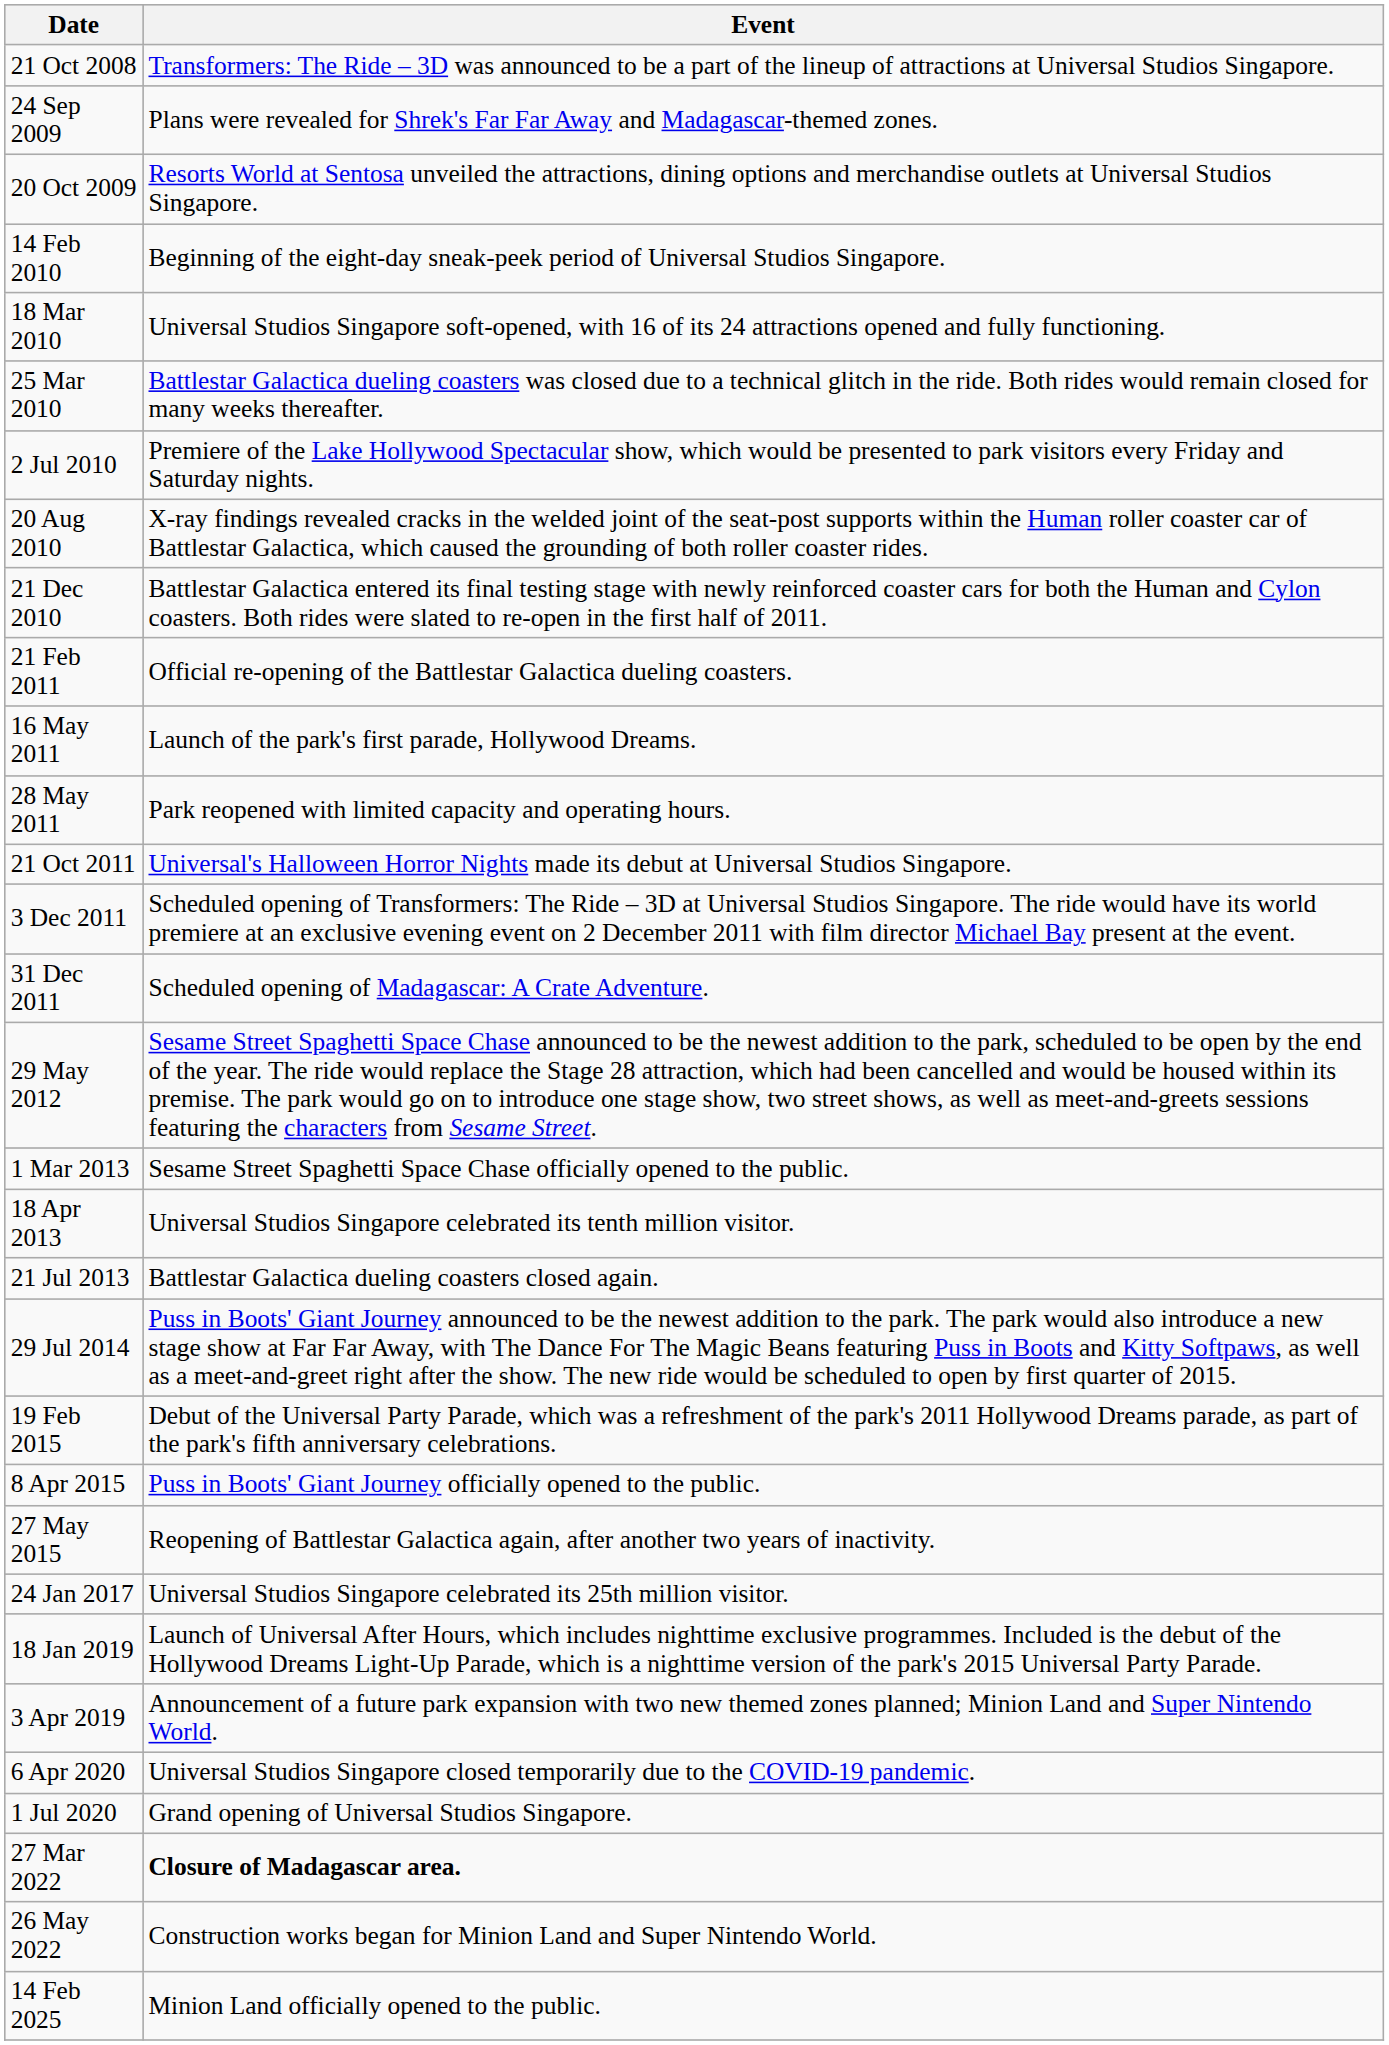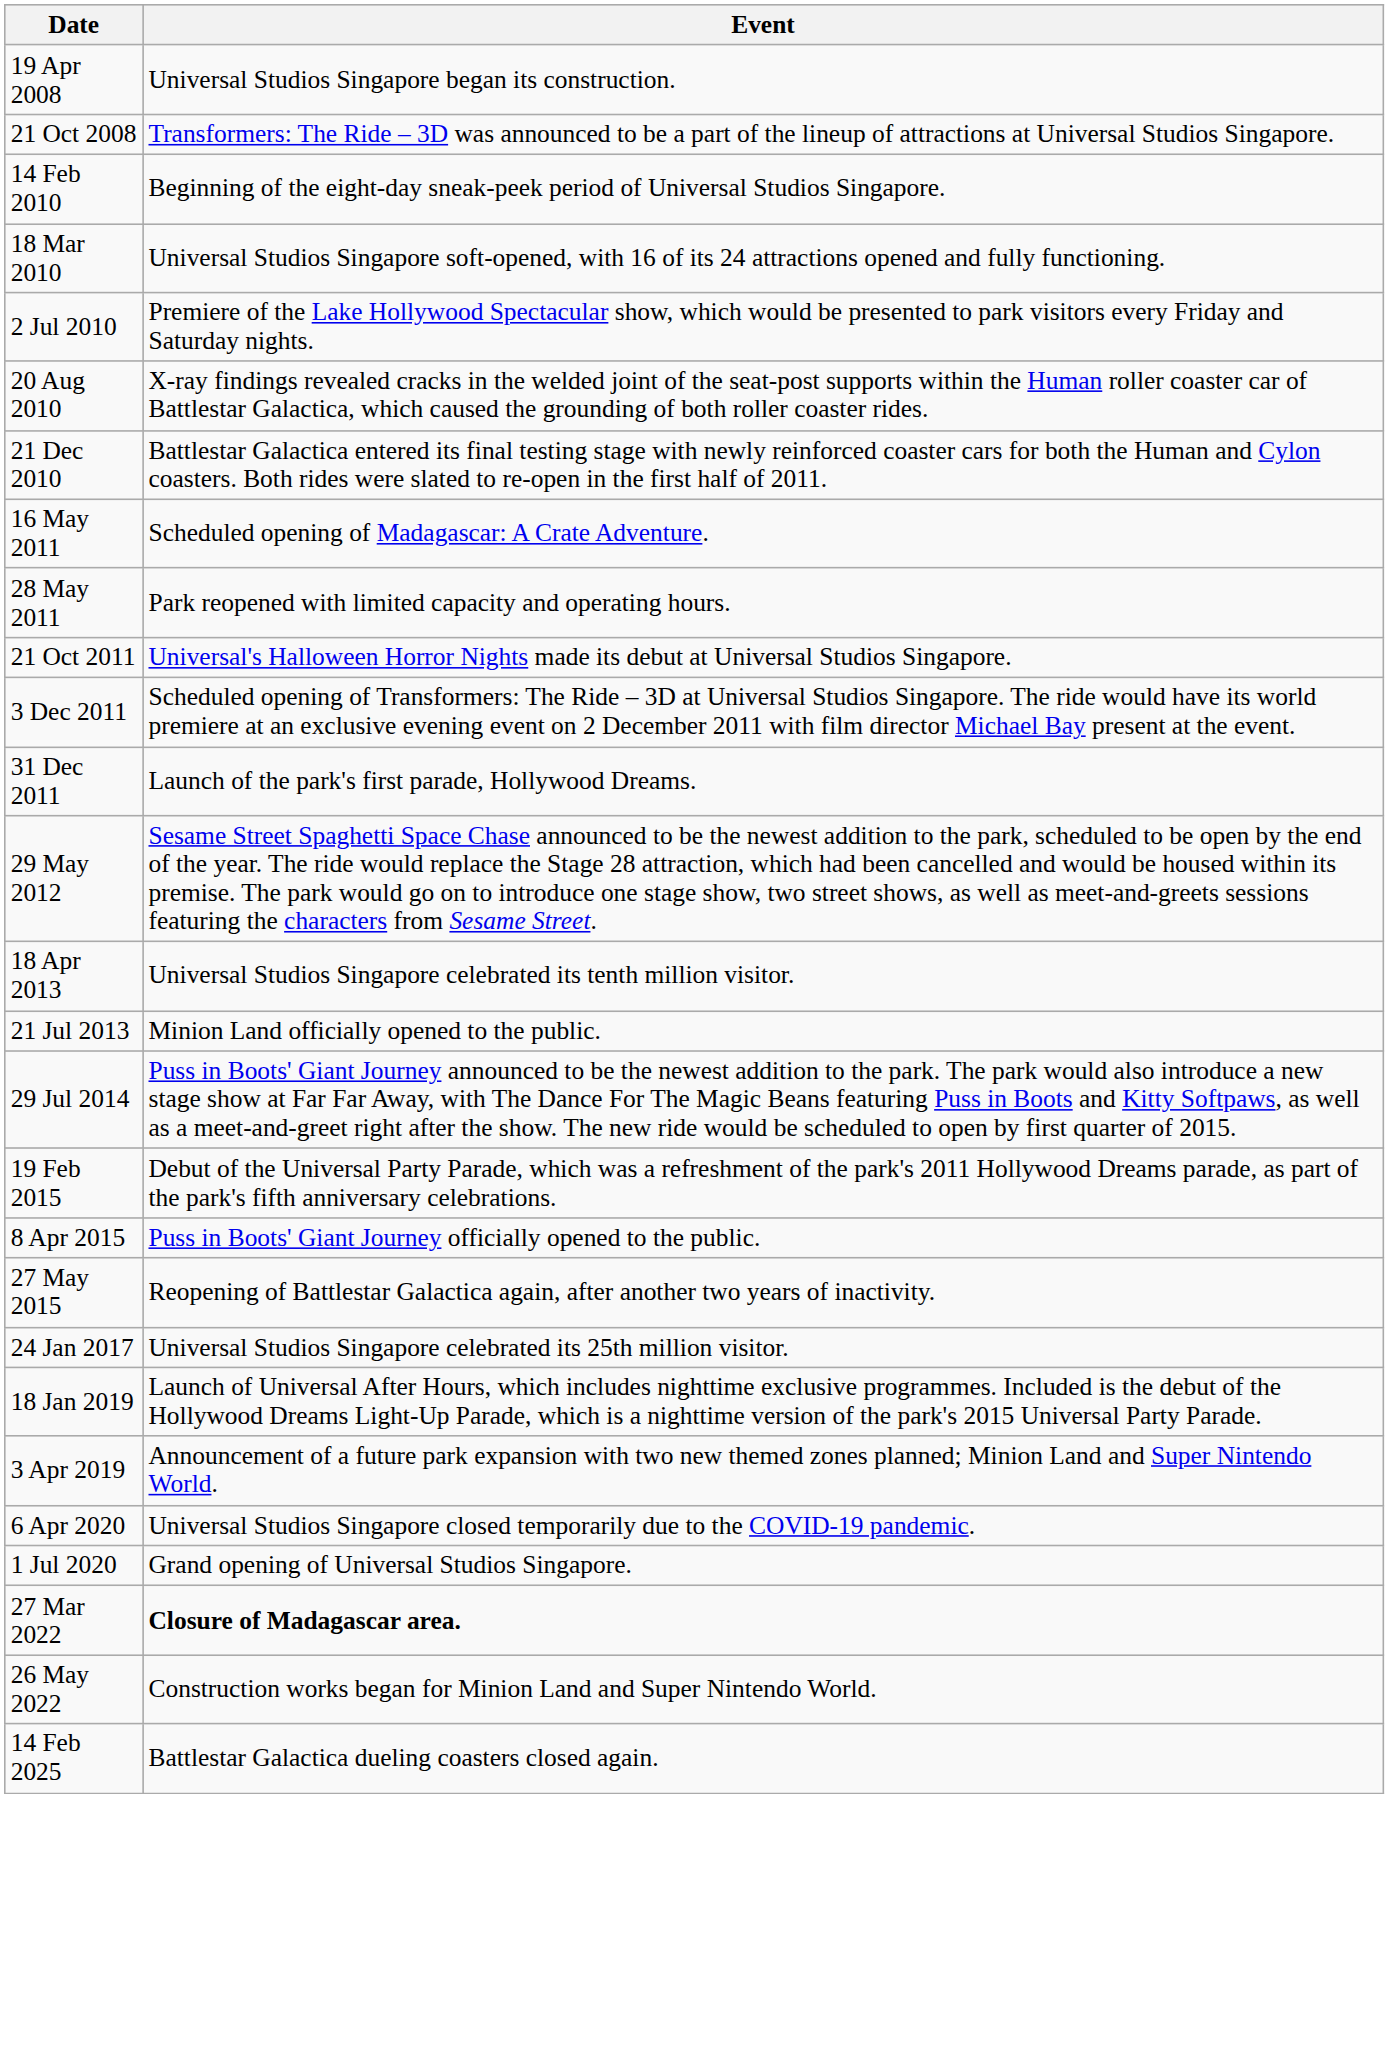+ row: (46, 79)
- row: (46, 119)
- row: (74, 188)
- row: (48, 395)
- row: (46, 671)
(422, 740) Launch of the park's first parade, Hollywood Dreams. -> (429, 533) Scheduled opening of Madagascar: A Crate Adventure.
(429, 987) Scheduled opening of Madagascar: A Crate Adventure. -> (422, 780) Launch of the park's first parade, Hollywood Dreams.
- row: (70, 1168)
(403, 1277) Battlestar Galactica dueling coasters closed again. -> (375, 1030) Minion Land officially opened to the public.
(375, 2005) Minion Land officially opened to the public. -> (403, 1757) Battlestar Galactica dueling coasters closed again.
